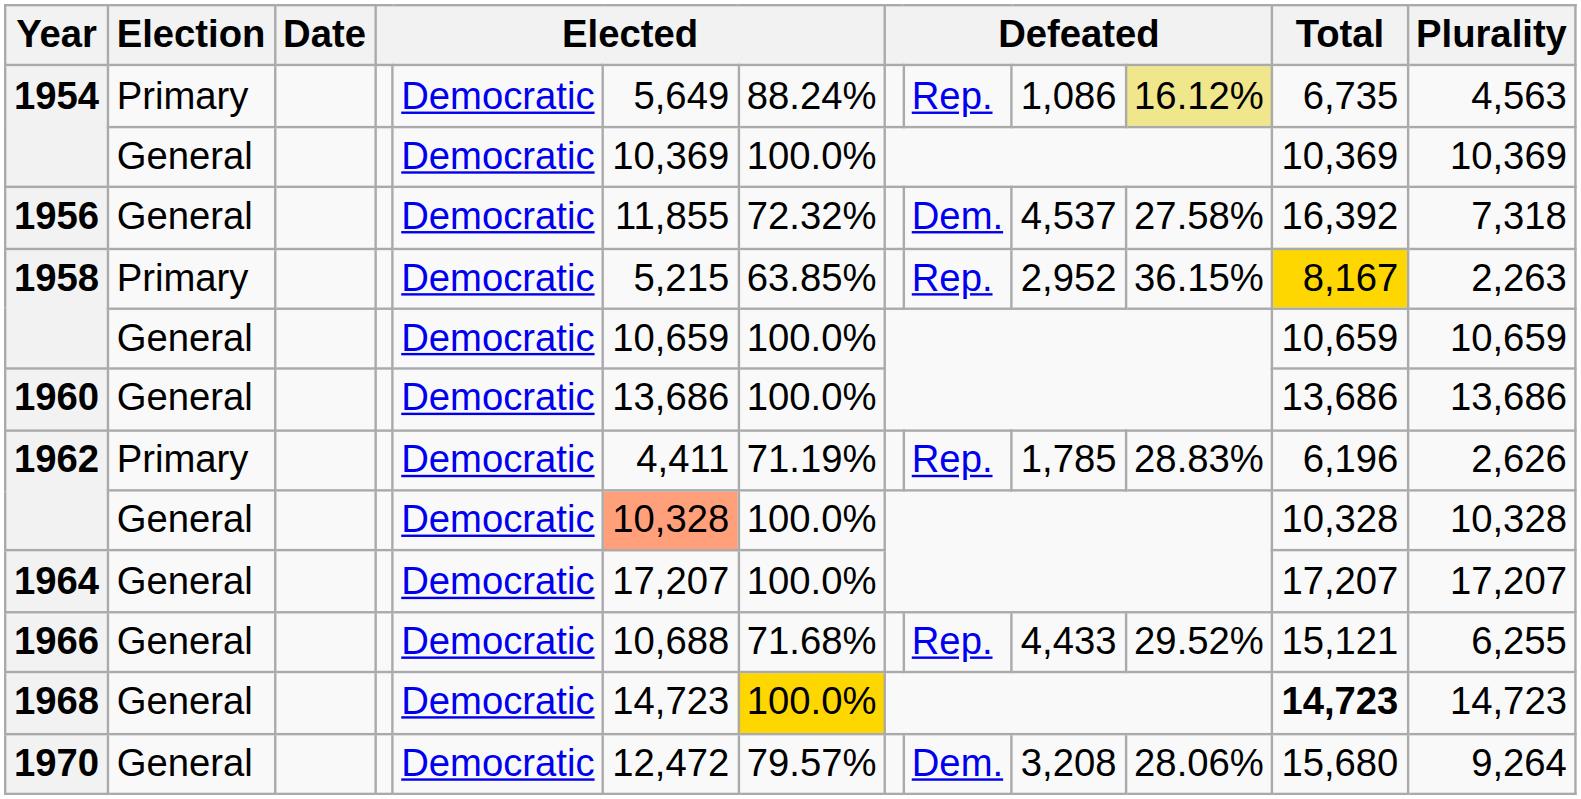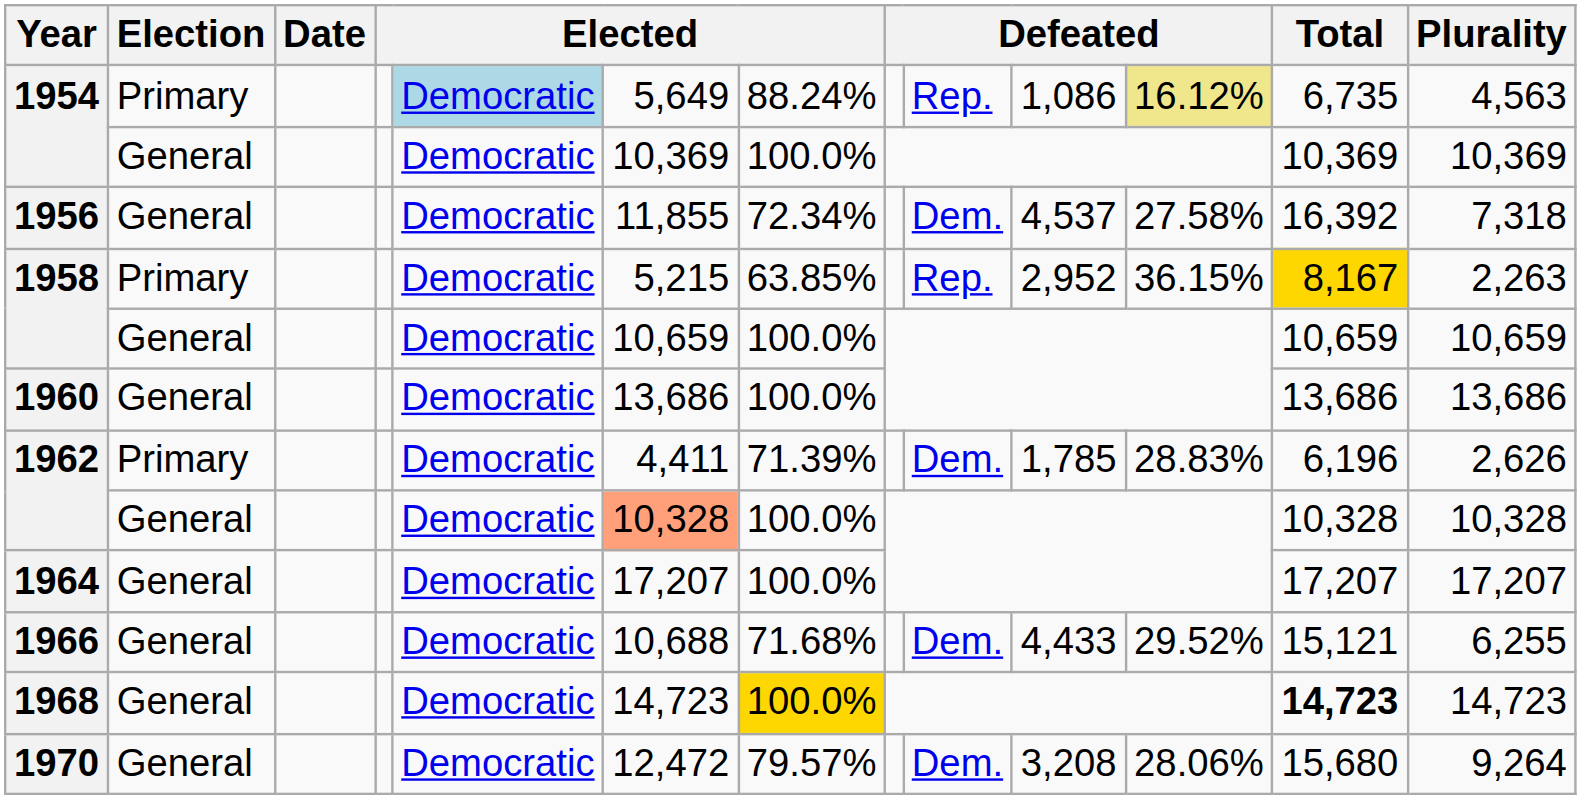(498, 95) no background -> (498, 95) lightblue background
(812, 216) 72.32% -> (812, 216) 72.34%
(812, 459) 71.19% -> (812, 459) 71.39%
(952, 459) Rep. -> (957, 459) Dem.
(952, 641) Rep. -> (957, 641) Dem.
